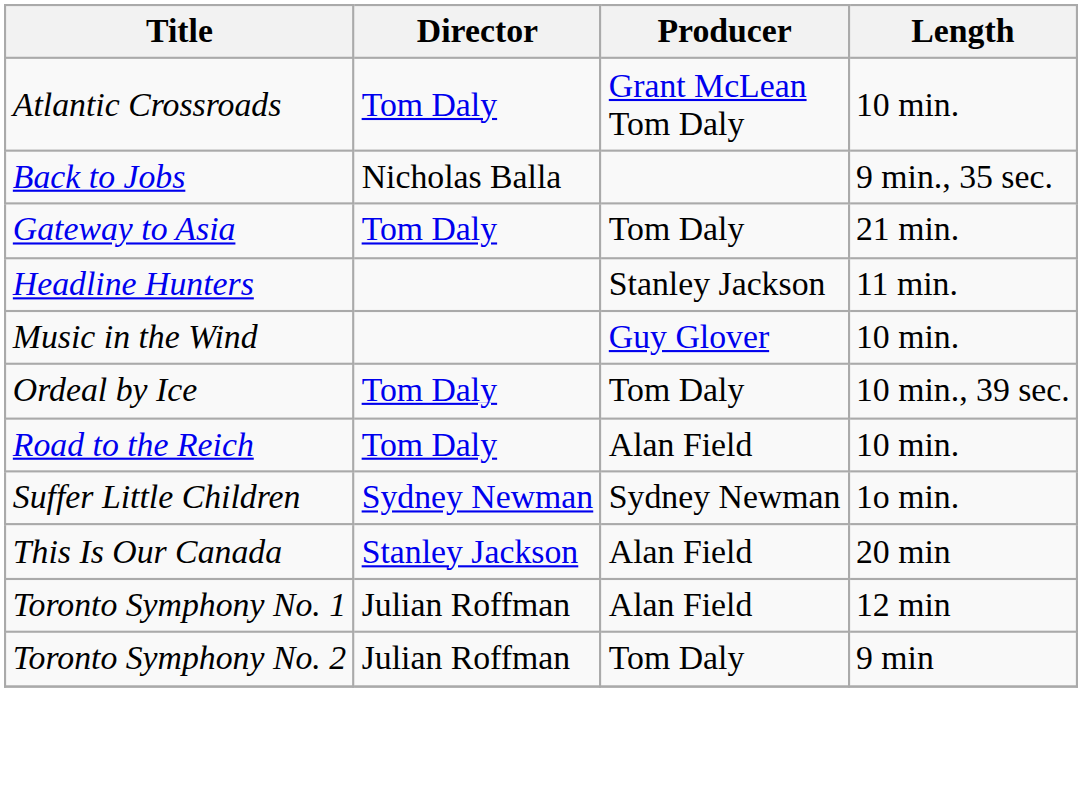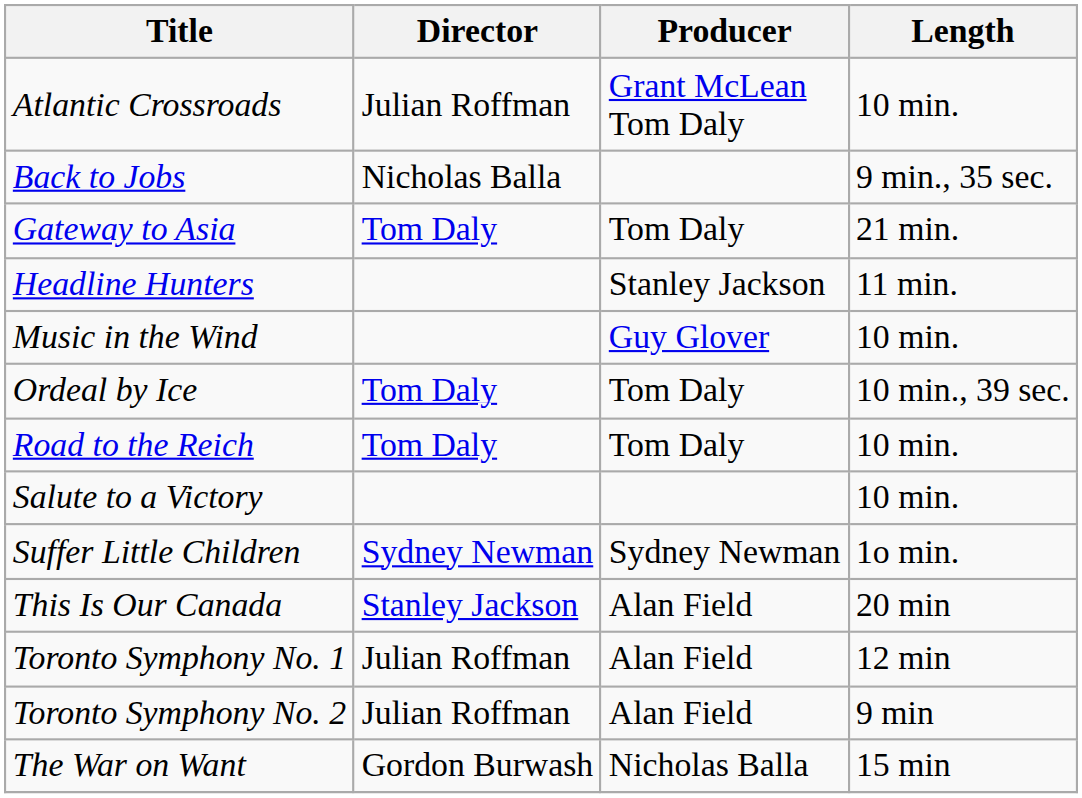(429, 103) Tom Daly -> (466, 103) Julian Roffman
(681, 444) Alan Field -> (677, 444) Tom Daly
+ row: (138, 497)
(677, 658) Tom Daly -> (681, 711) Alan Field
+ row: (129, 765)
